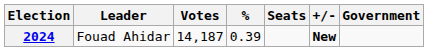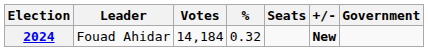(200, 36) 14,187 -> (200, 36) 14,184
(245, 36) 0.39 -> (245, 36) 0.32
